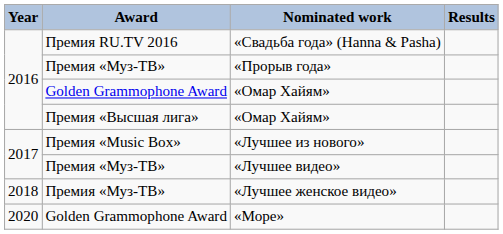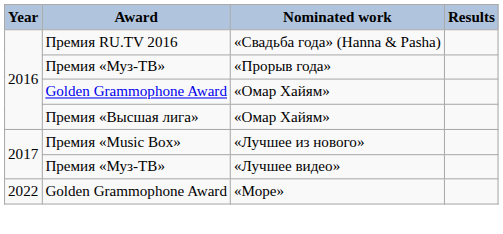- row: (105, 191)
(23, 216) 2020 -> (23, 191) 2022
